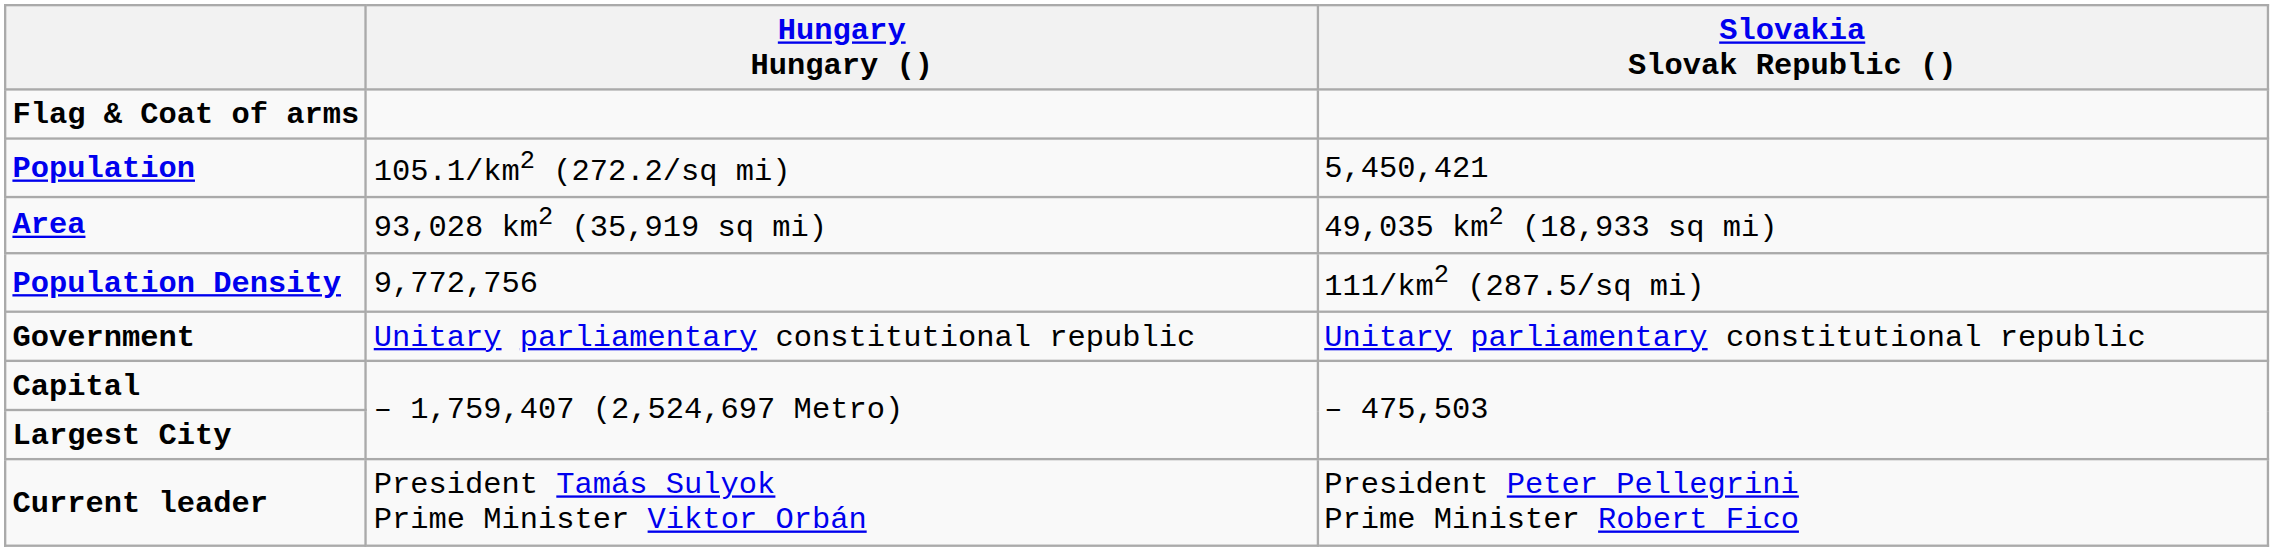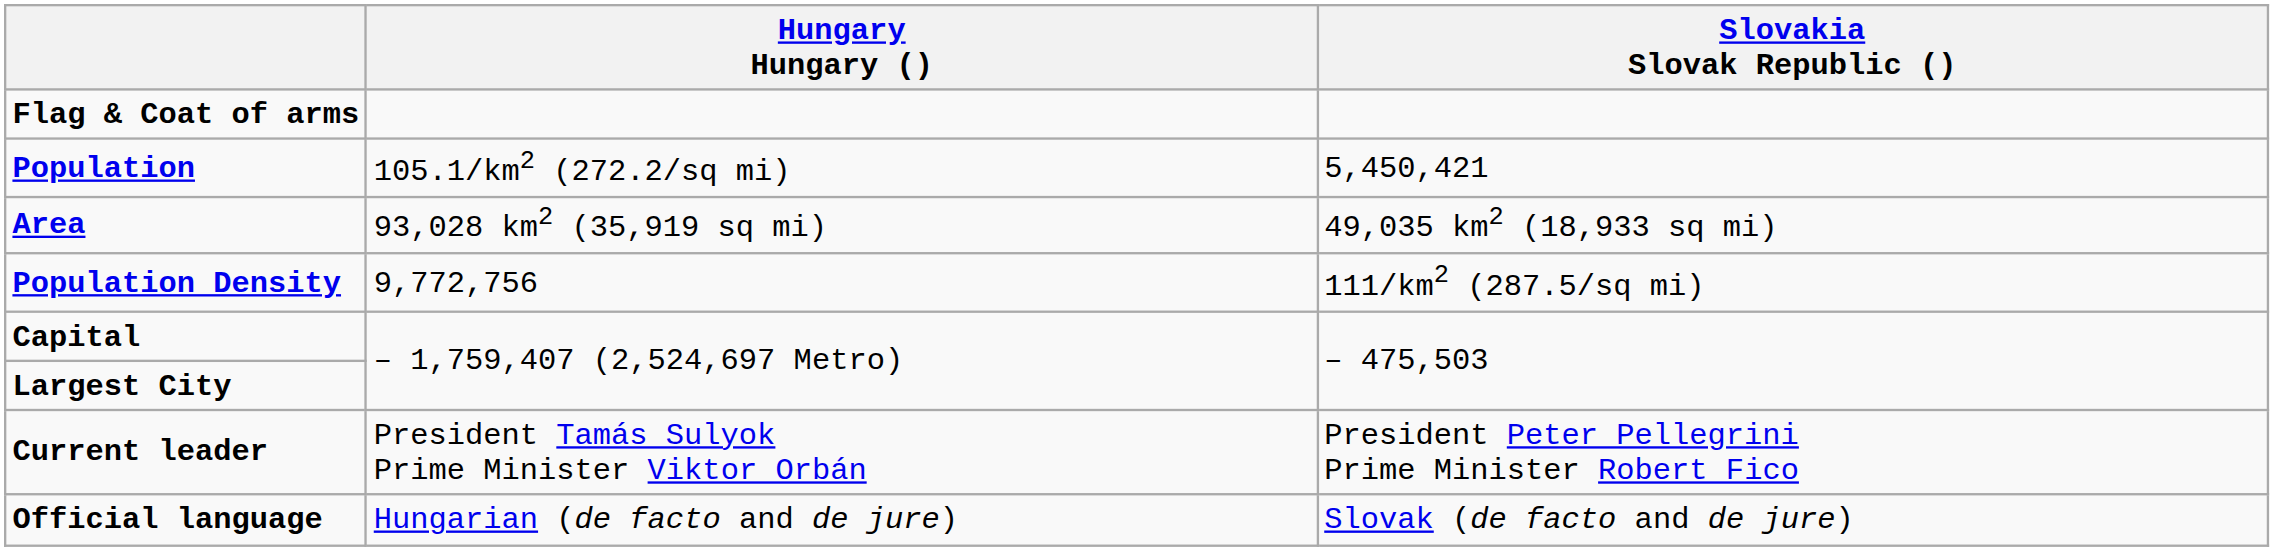- row: (104, 336)
+ row: (168, 520)
